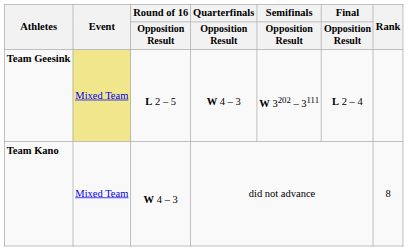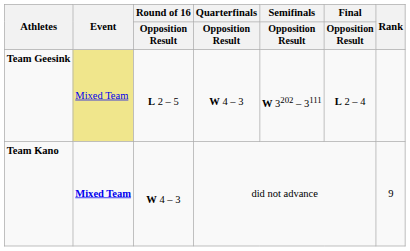(102, 194) normal -> (103, 194) bold
(388, 194) 8 -> (391, 194) 9
